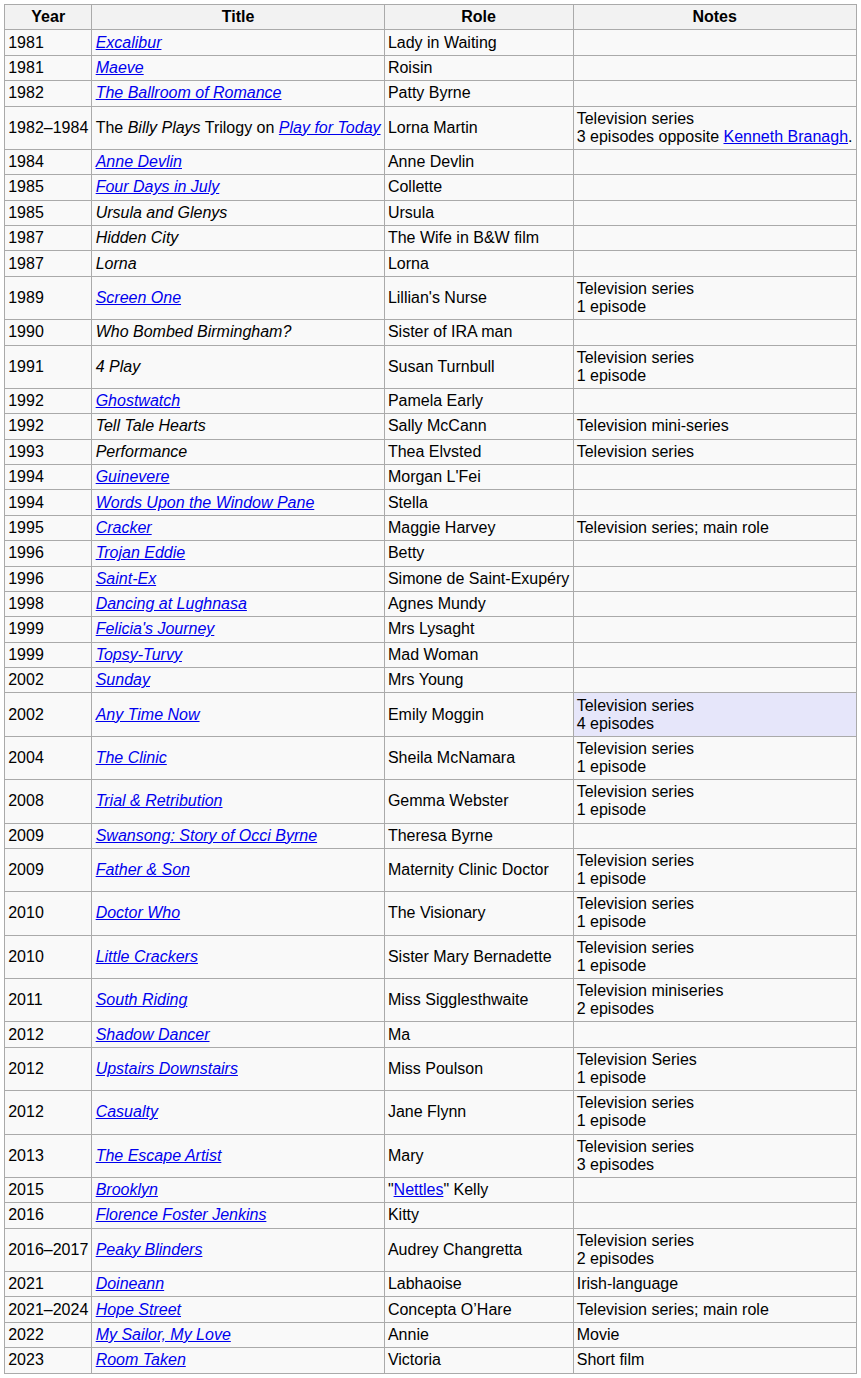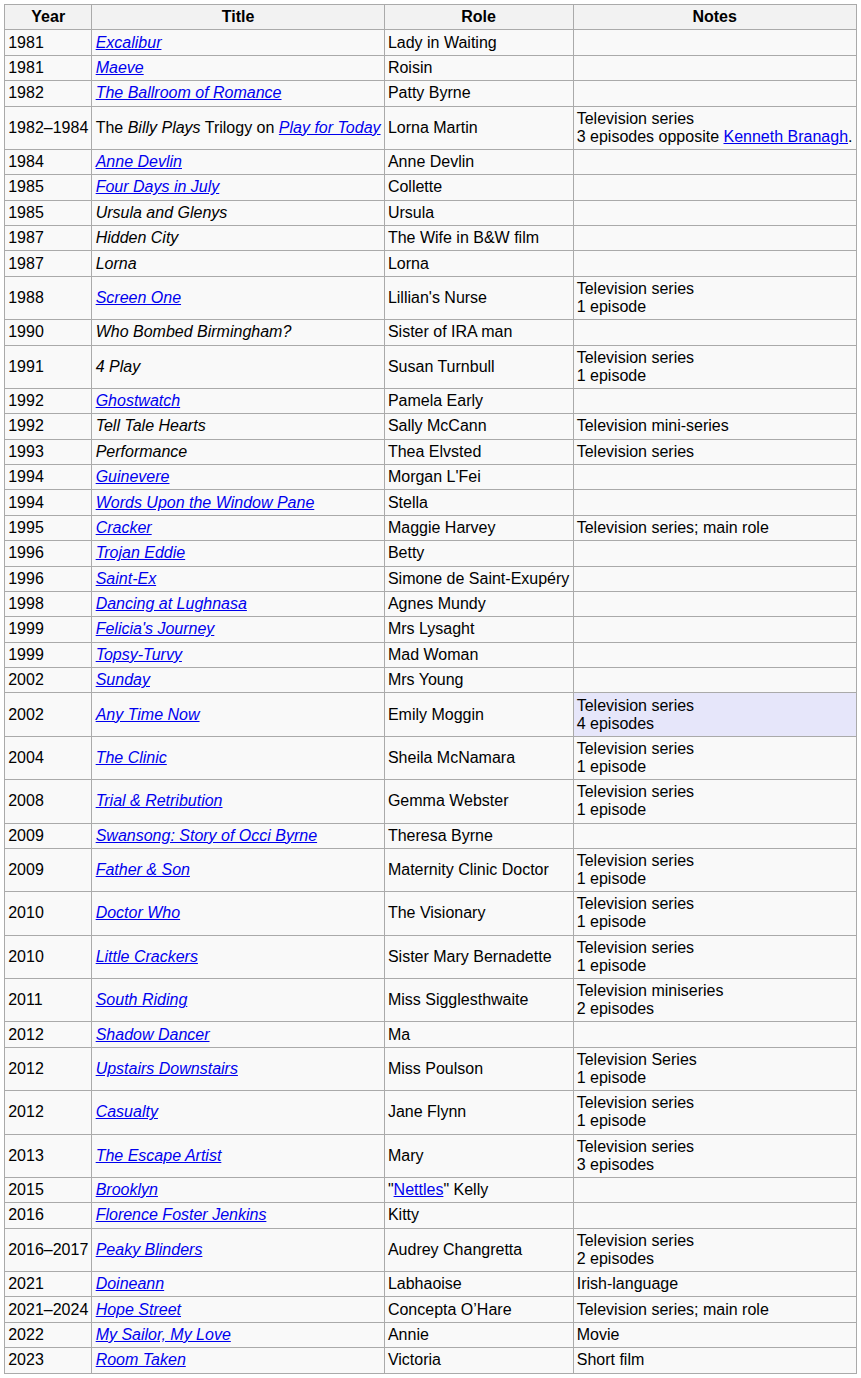(26, 297) 1989 -> (26, 297) 1988
